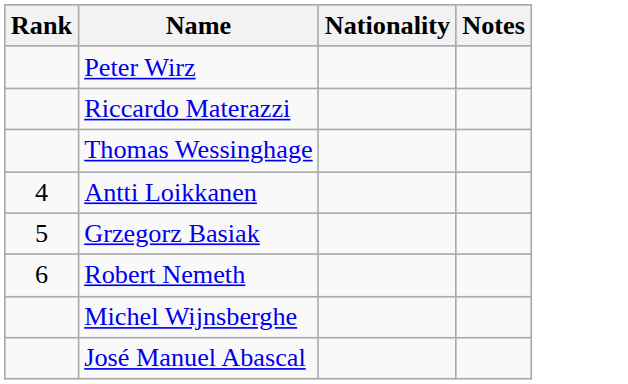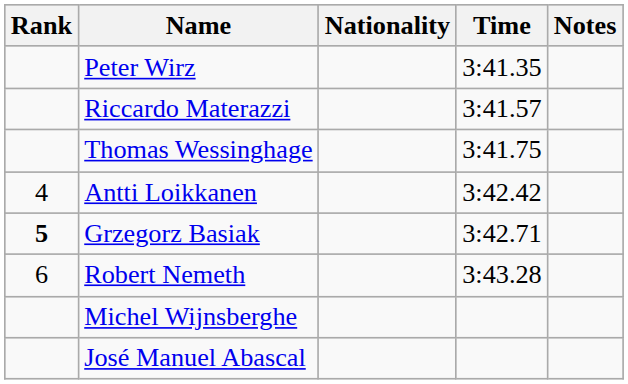+ column: (502, 25)
(41, 233) normal -> (41, 233) bold
